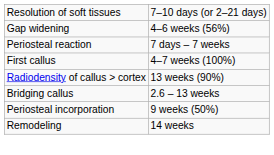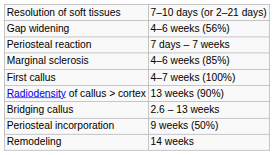+ row: (48, 61)
